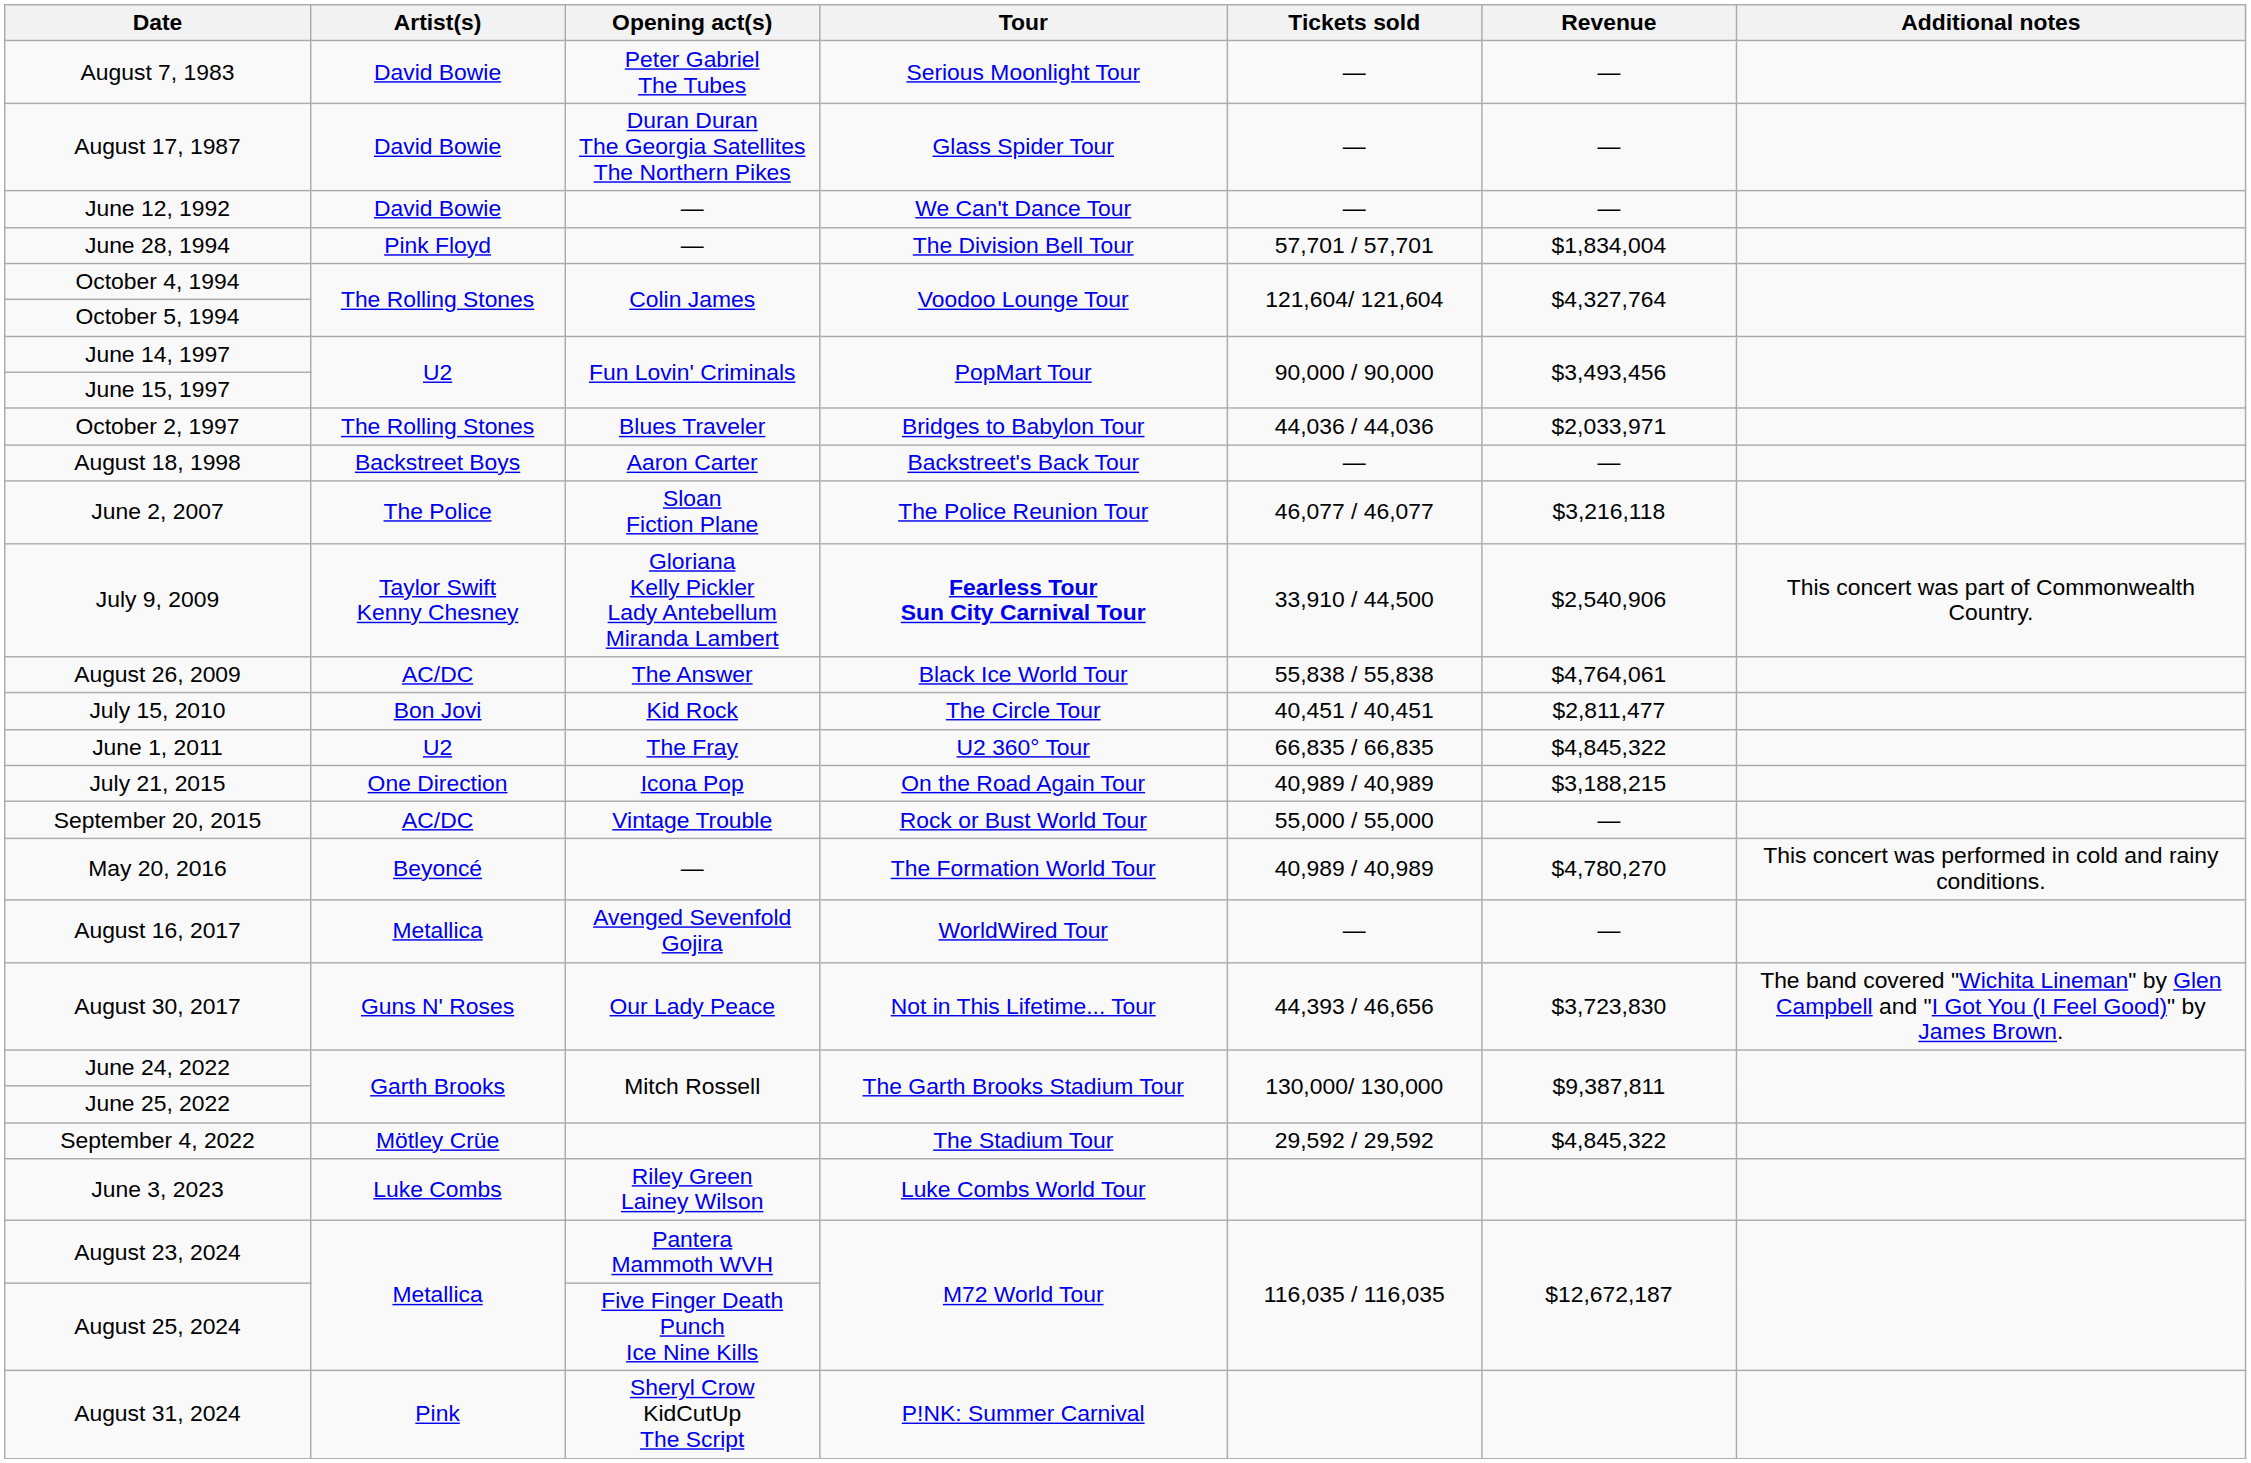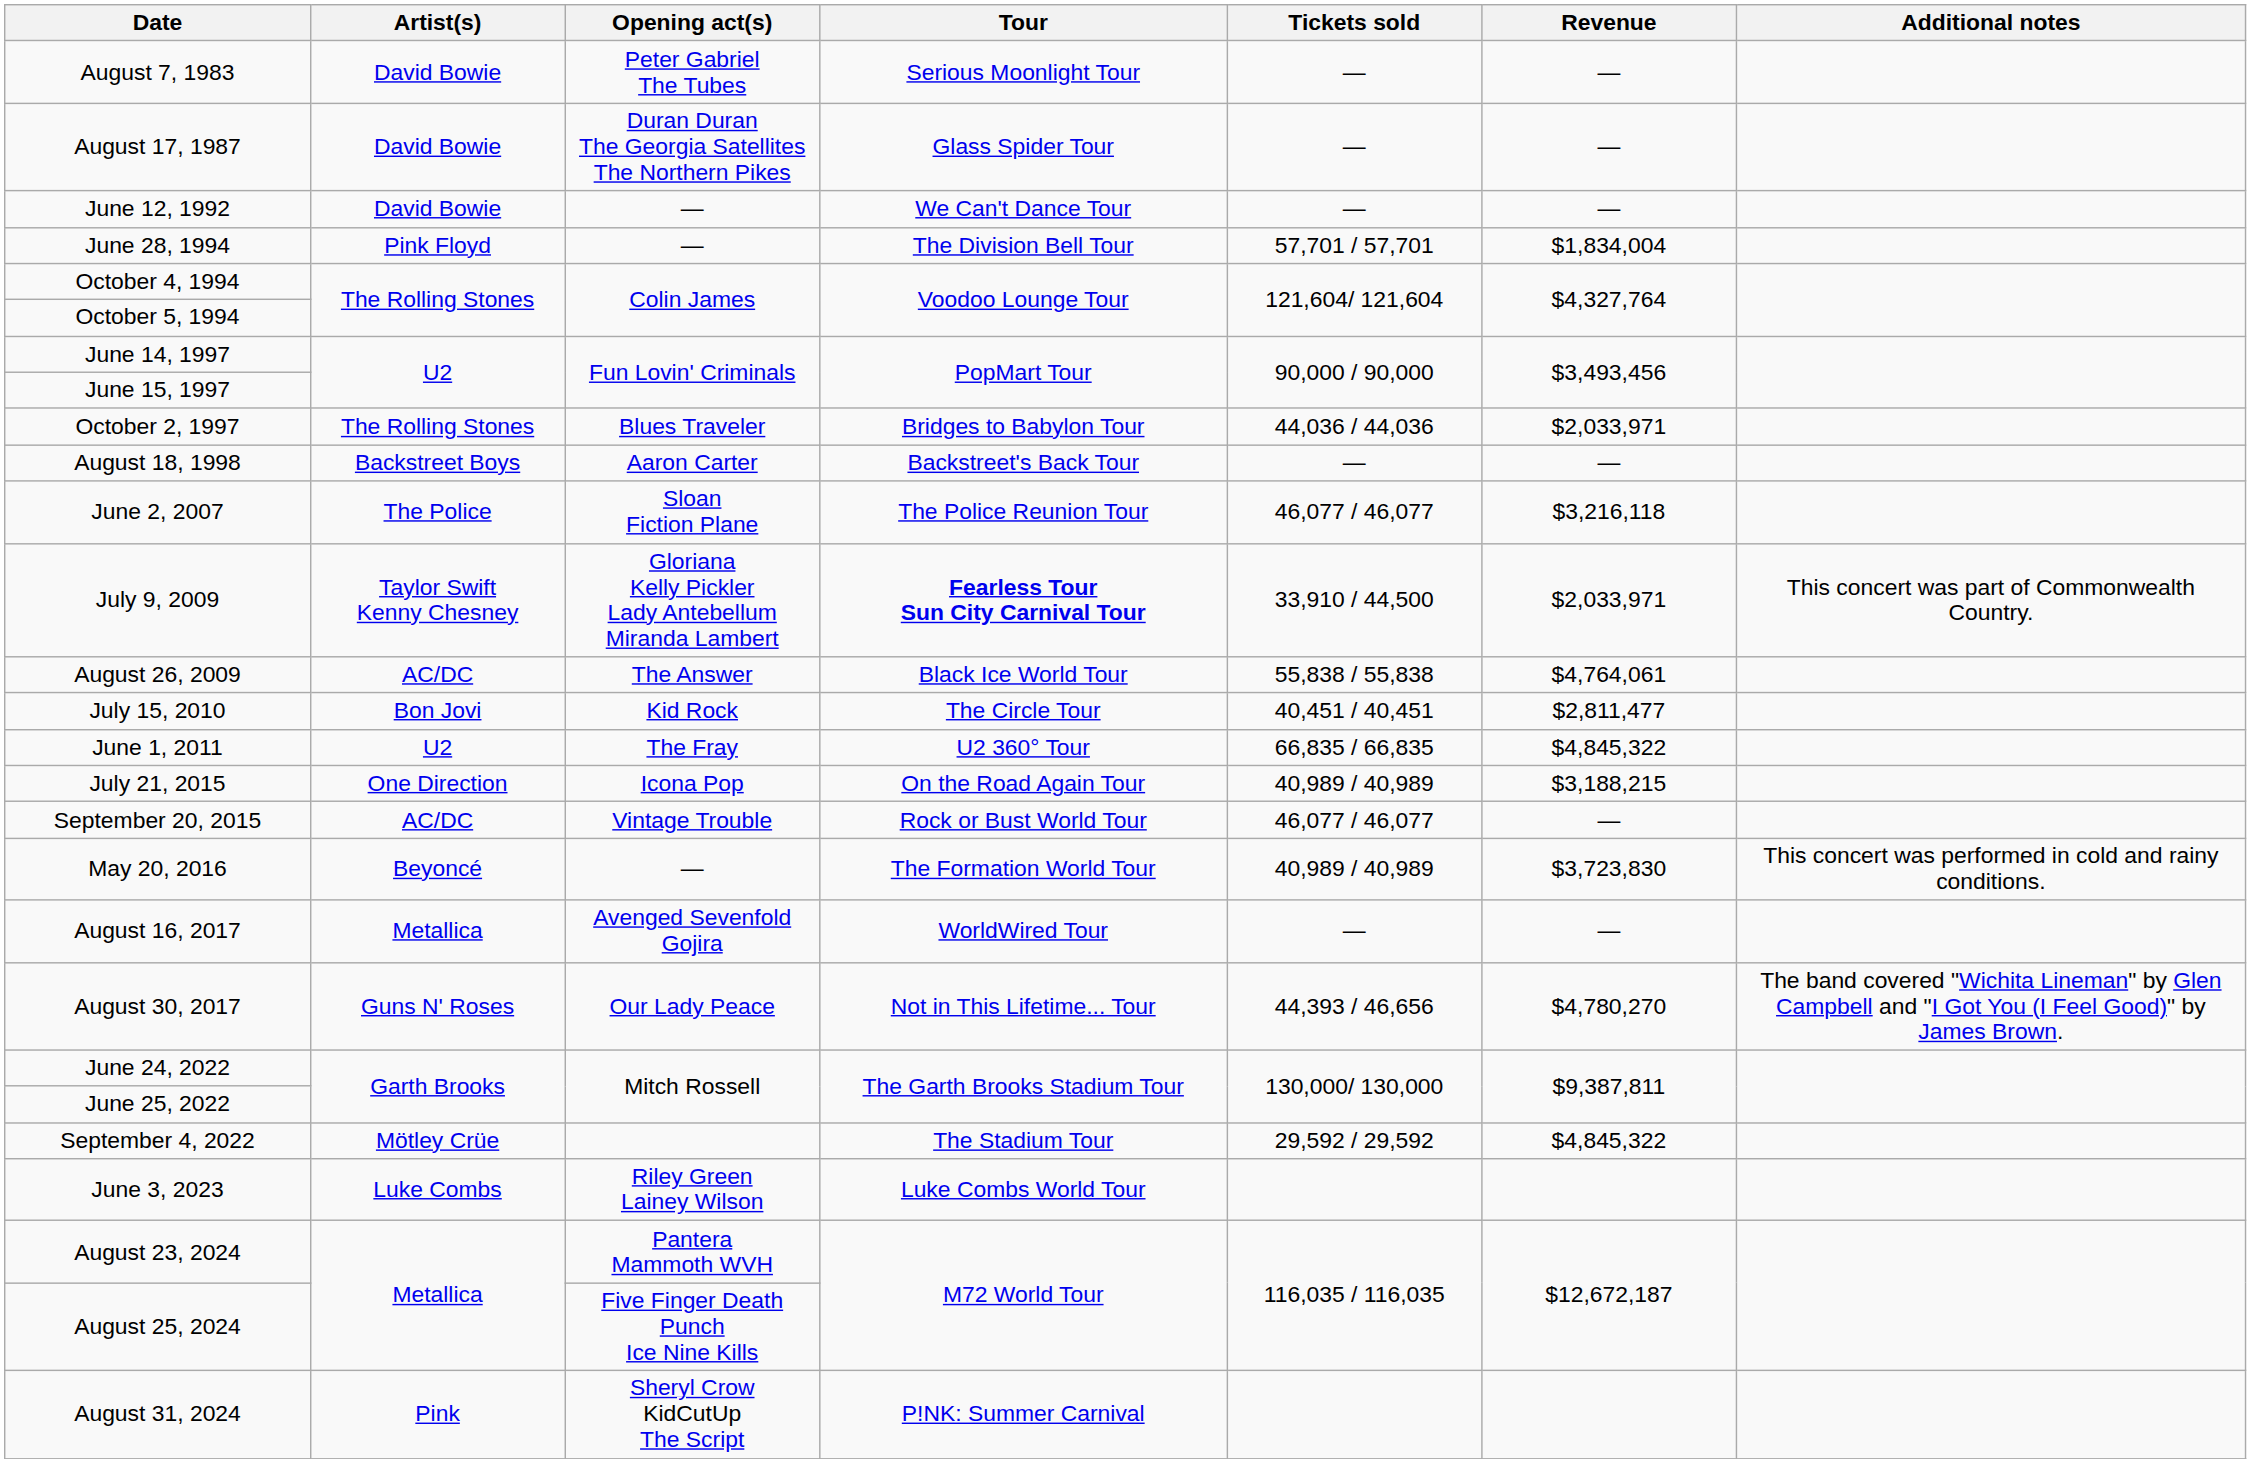(1609, 599) $2,540,906 -> (1609, 599) $2,033,971
(1354, 819) 55,000 / 55,000 -> (1354, 819) 46,077 / 46,077
(1609, 868) $4,780,270 -> (1609, 868) $3,723,830
(1609, 1005) $3,723,830 -> (1609, 1005) $4,780,270
